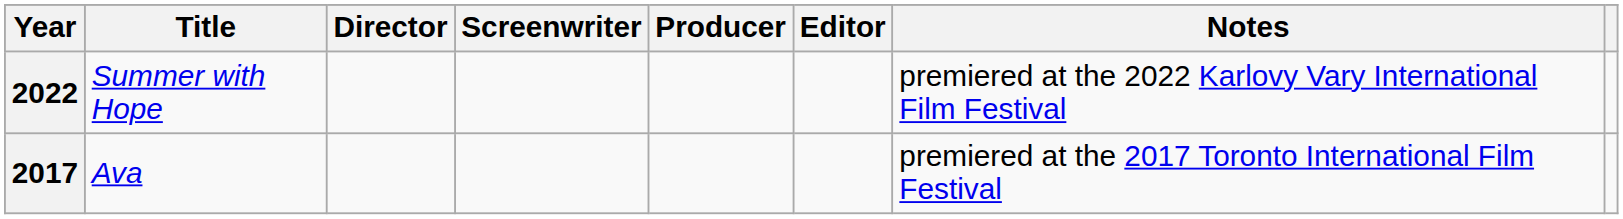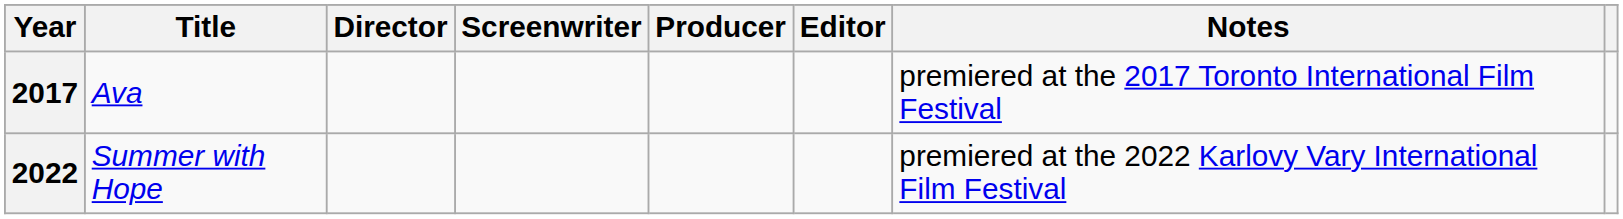rows swapped: (45, 172) <-> (45, 92)
